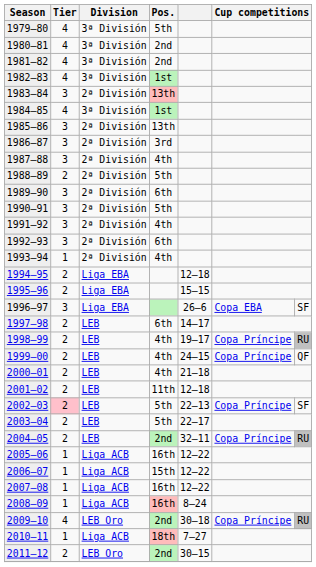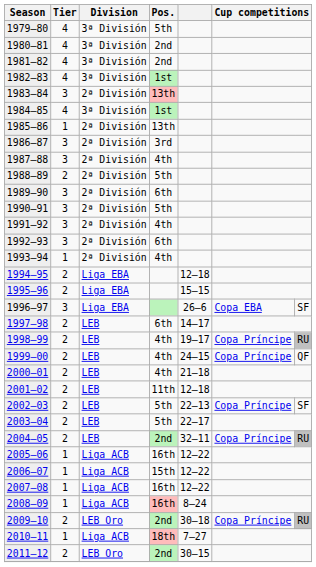(65, 127) 3 -> (65, 127) 1
(65, 406) pink background -> (65, 406) no background
(65, 521) 4 -> (65, 521) 2
